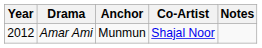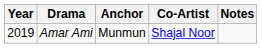(21, 33) 2012 -> (21, 33) 2019
